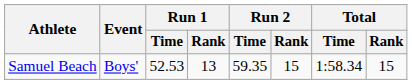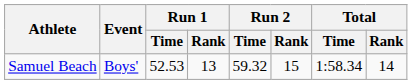(250, 67) 59.35 -> (250, 67) 59.32
(386, 67) 15 -> (386, 67) 14
